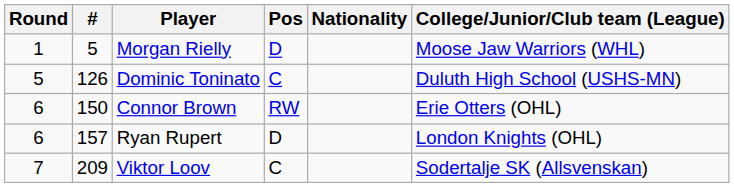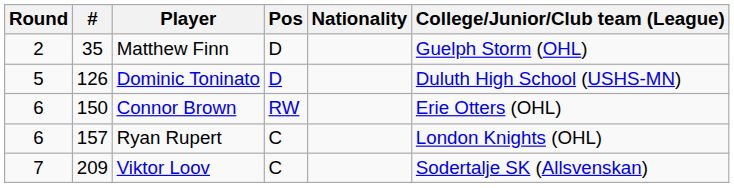- row: (174, 49)
+ row: (173, 49)
(275, 78) C -> (275, 78) D
(275, 138) D -> (275, 138) C
